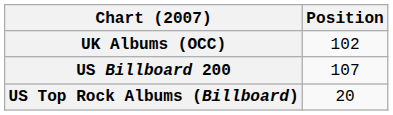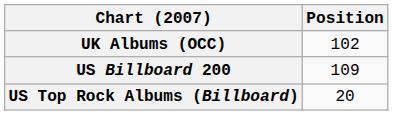(345, 70) 107 -> (345, 70) 109
